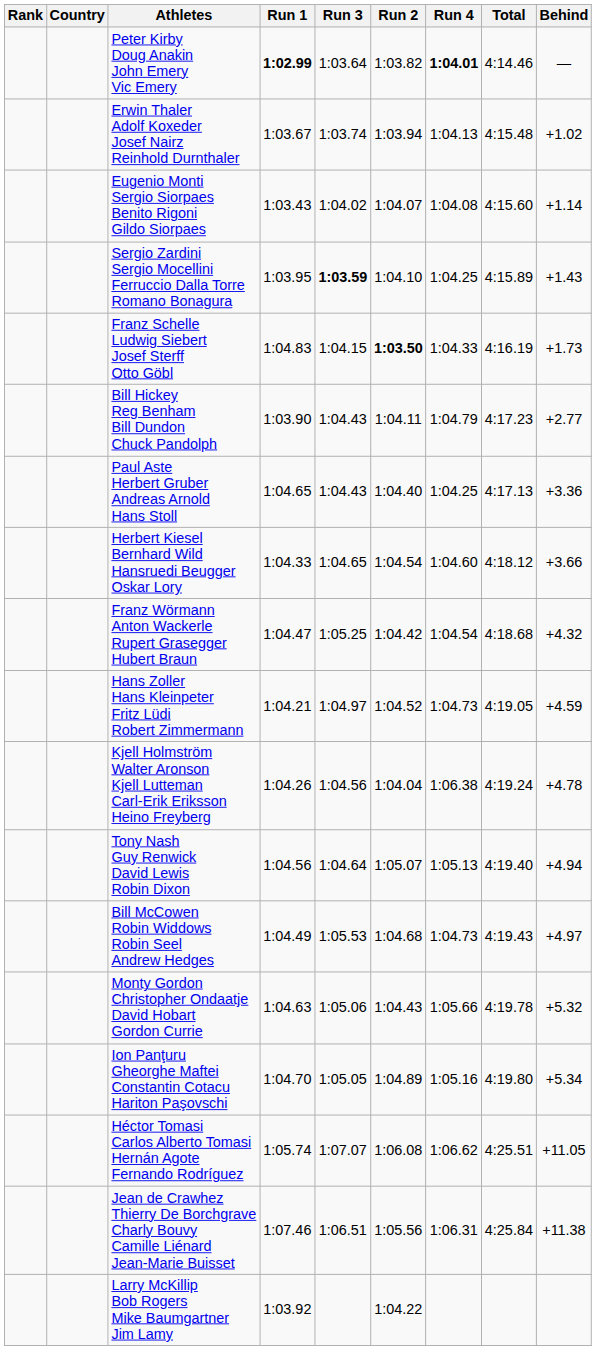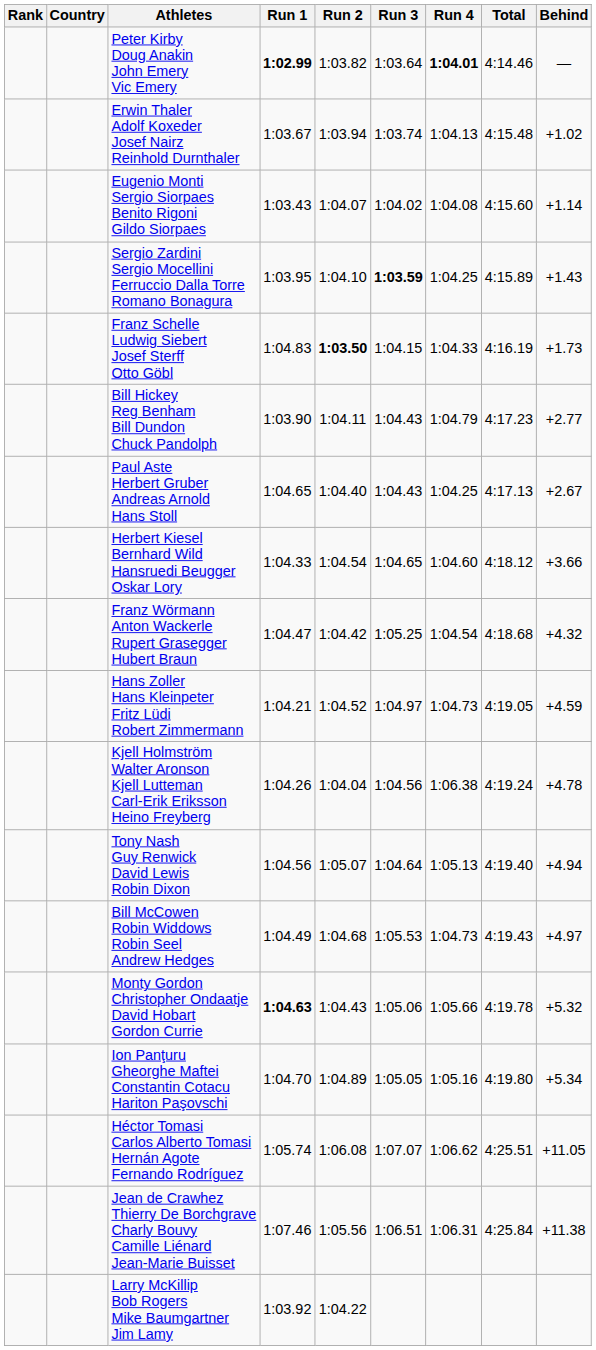columns swapped: (398, 15) <-> (343, 15)
(564, 491) +3.36 -> (564, 491) +2.67
(287, 1007) normal -> (287, 1007) bold
